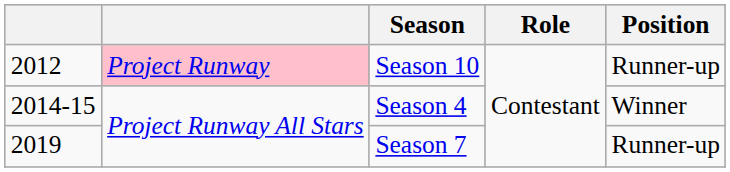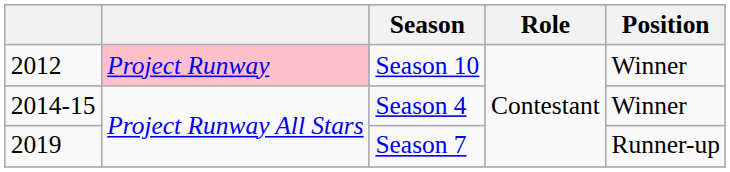(666, 65) Runner-up -> (649, 65) Winner
